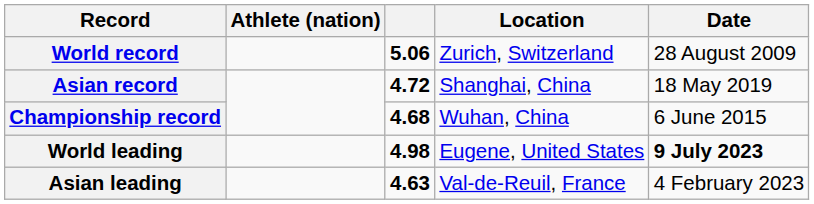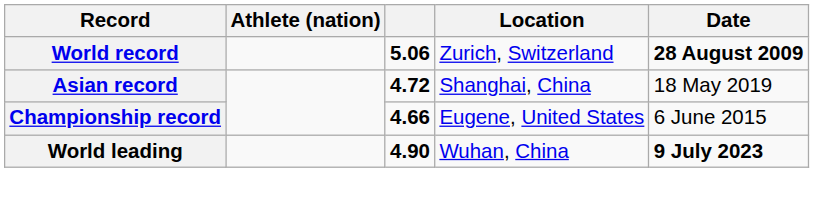(725, 53) normal -> (729, 53) bold
(410, 118) 4.68 -> (410, 118) 4.66
(504, 118) Wuhan, China -> (542, 118) Eugene, United States
(410, 150) 4.98 -> (410, 150) 4.90
(542, 150) Eugene, United States -> (504, 150) Wuhan, China
- row: (115, 183)
